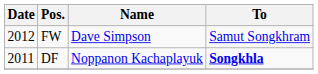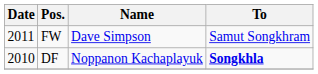(21, 36) 2012 -> (21, 36) 2011
(21, 58) 2011 -> (21, 58) 2010
